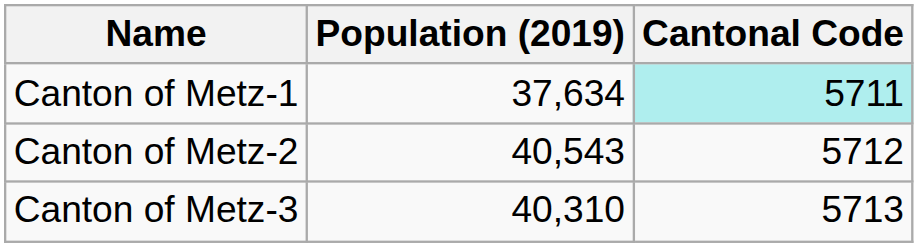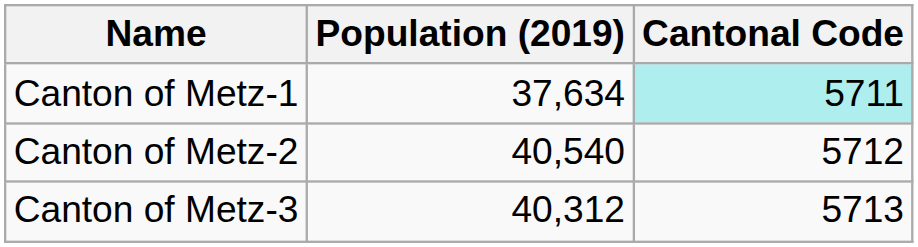(568, 151) 40,543 -> (568, 151) 40,540
(568, 210) 40,310 -> (568, 210) 40,312
